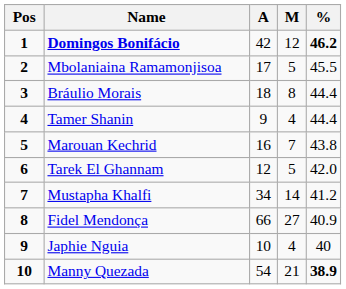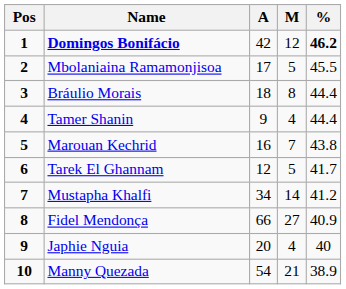(323, 170) 42.0 -> (323, 170) 41.7
(263, 246) 10 -> (263, 246) 20
(323, 271) bold -> (323, 271) normal
